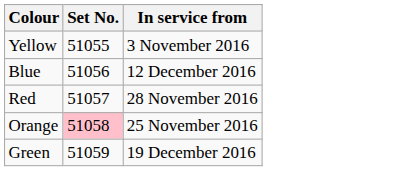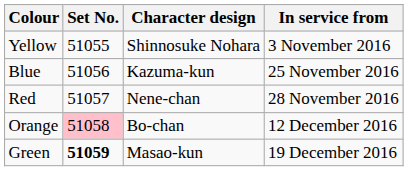+ column: (193, 17)
(191, 71) 12 December 2016 -> (333, 71) 25 November 2016
(192, 125) 25 November 2016 -> (332, 125) 12 December 2016
(88, 152) normal -> (88, 152) bold
